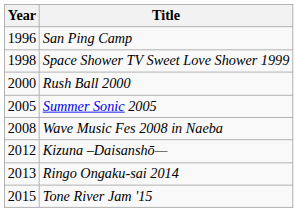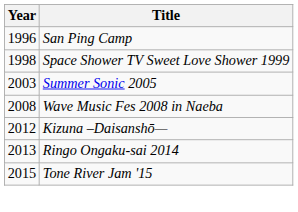- row: (87, 83)
(22, 106) 2005 -> (22, 83) 2003
